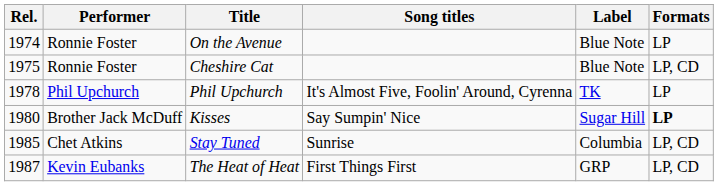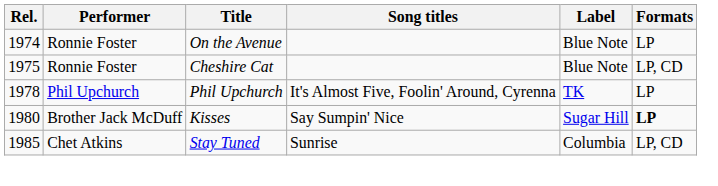- row: (244, 167)
